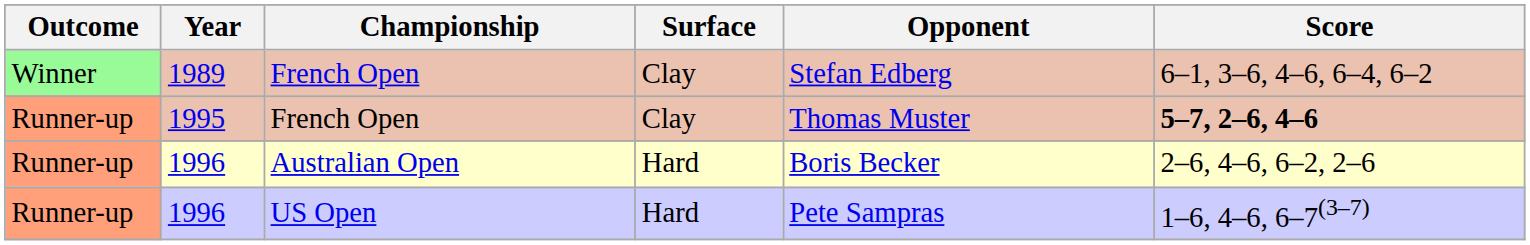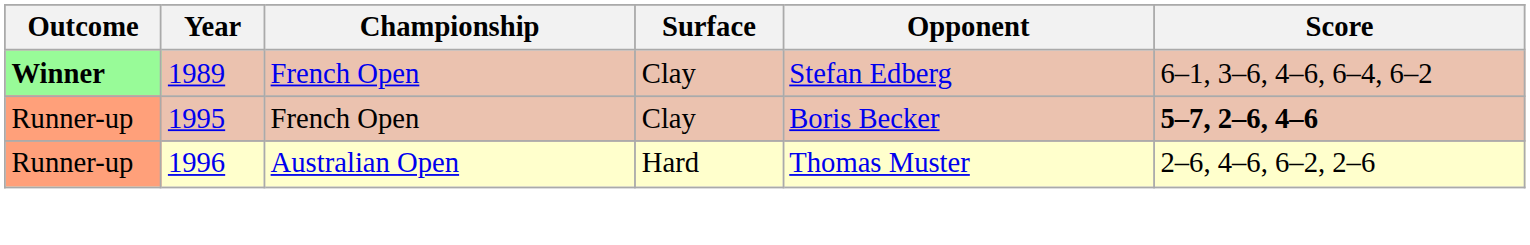(54, 72) normal -> (58, 72) bold
(880, 118) Thomas Muster -> (864, 118) Boris Becker
(864, 163) Boris Becker -> (880, 163) Thomas Muster
- row: (197, 212)
